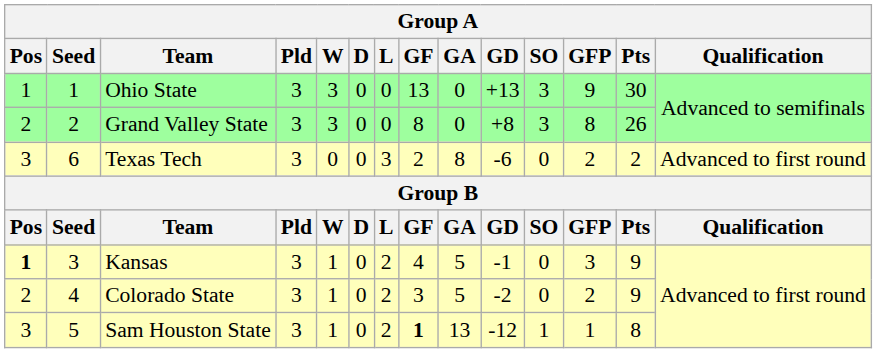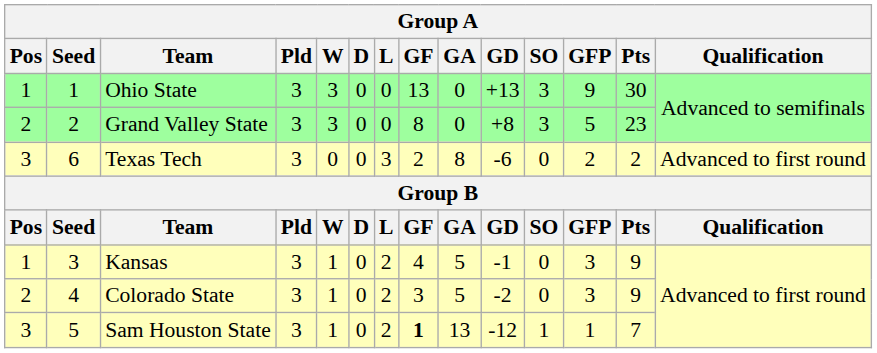(590, 124) 8 -> (590, 124) 5
(636, 124) 26 -> (636, 124) 23
(26, 261) bold -> (26, 261) normal
(590, 295) 2 -> (590, 295) 3
(636, 329) 8 -> (636, 329) 7
